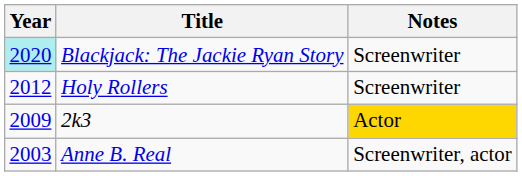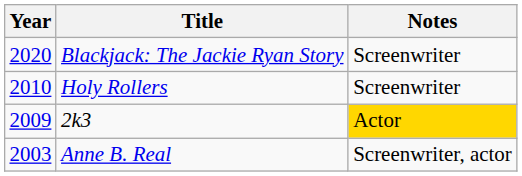(30, 54) paleturquoise background -> (30, 54) no background
(30, 87) 2012 -> (30, 87) 2010
